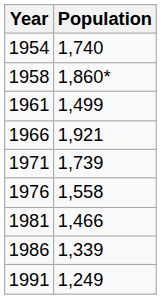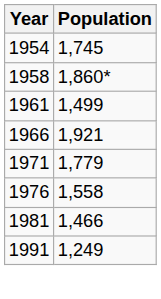(81, 47) 1,740 -> (81, 47) 1,745
(81, 163) 1,739 -> (81, 163) 1,779
- row: (29, 250)
